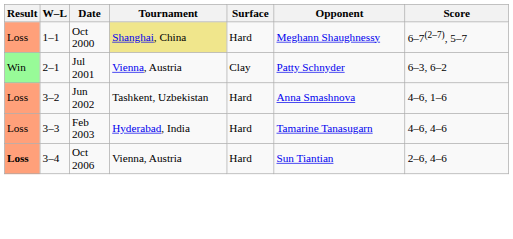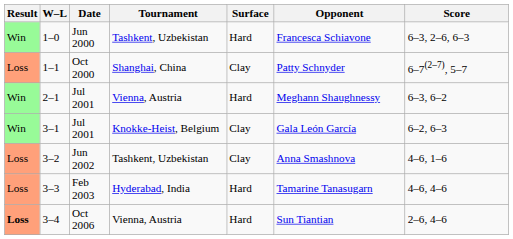+ row: (51, 37)
(149, 37) khaki background -> (149, 67) no background
(241, 37) Hard -> (240, 67) Clay
(328, 37) Meghann Shaughnessy -> (311, 67) Patty Schnyder
(240, 67) Clay -> (241, 98) Hard
(311, 67) Patty Schnyder -> (328, 98) Meghann Shaughnessy
+ row: (51, 128)
(241, 98) Hard -> (240, 158) Clay
